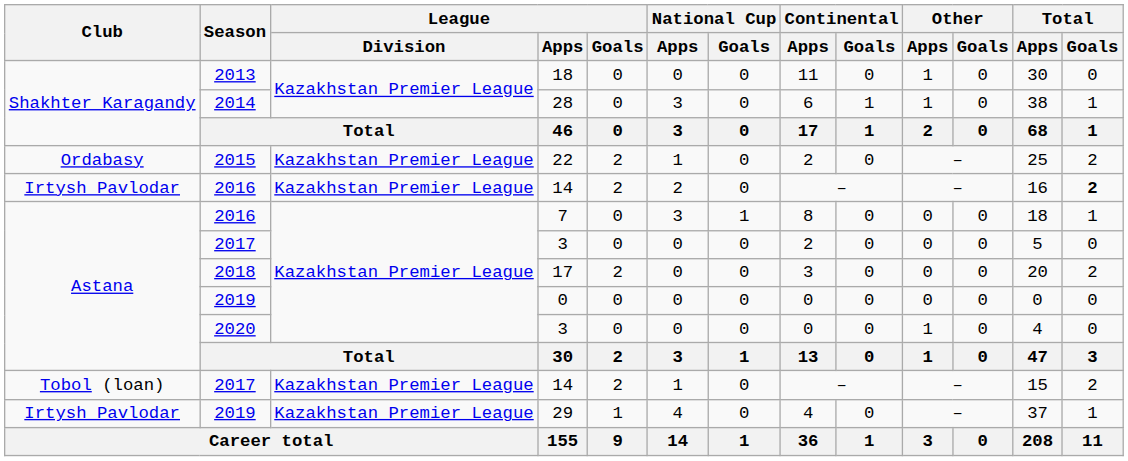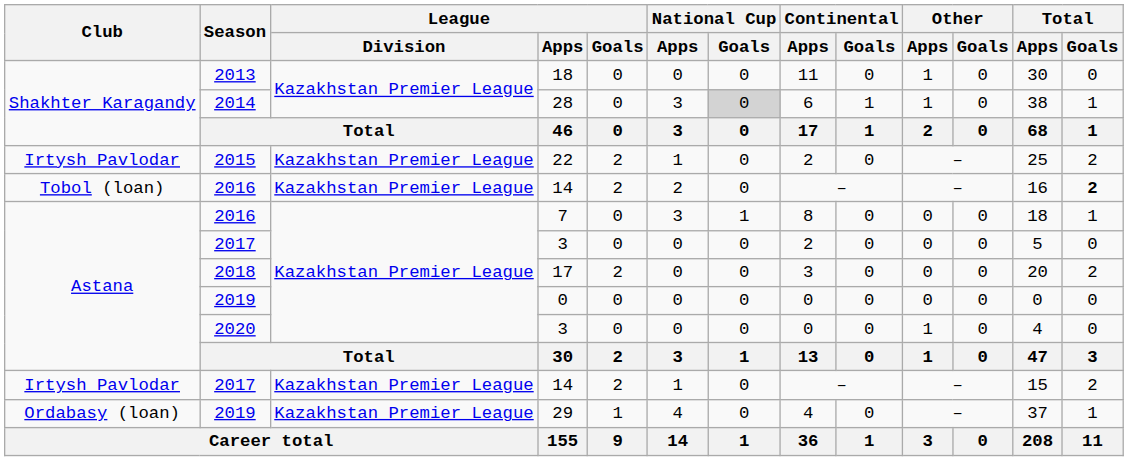(744, 103) no background -> (744, 103) lightgrey background
(102, 160) Ordabasy -> (102, 160) Irtysh Pavlodar
(102, 188) Irtysh Pavlodar -> (102, 188) Tobol (loan)
(102, 385) Tobol (loan) -> (102, 385) Irtysh Pavlodar
(102, 413) Irtysh Pavlodar -> (102, 413) Ordabasy (loan)
